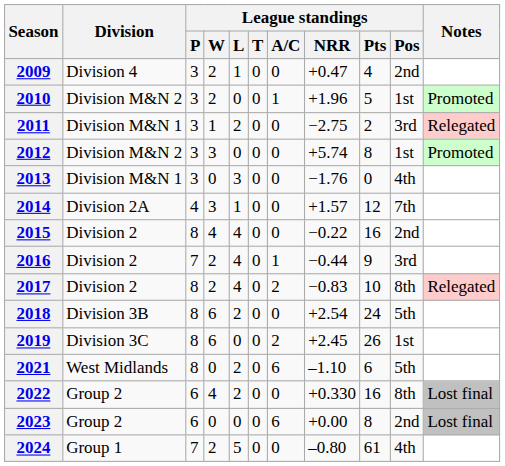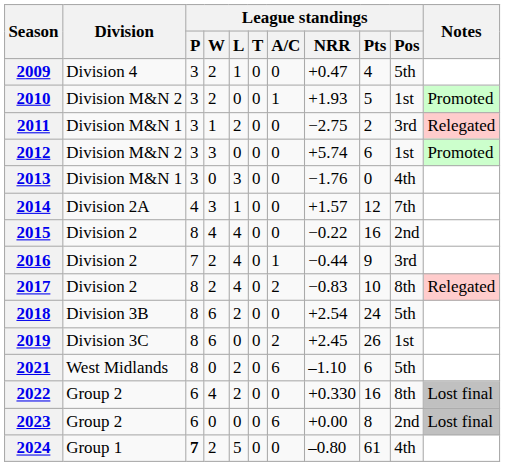(407, 71) 2nd -> (405, 71) 5th
(328, 98) +1.96 -> (328, 98) +1.93
(368, 152) 8 -> (368, 152) 6
(194, 448) normal -> (194, 448) bold
